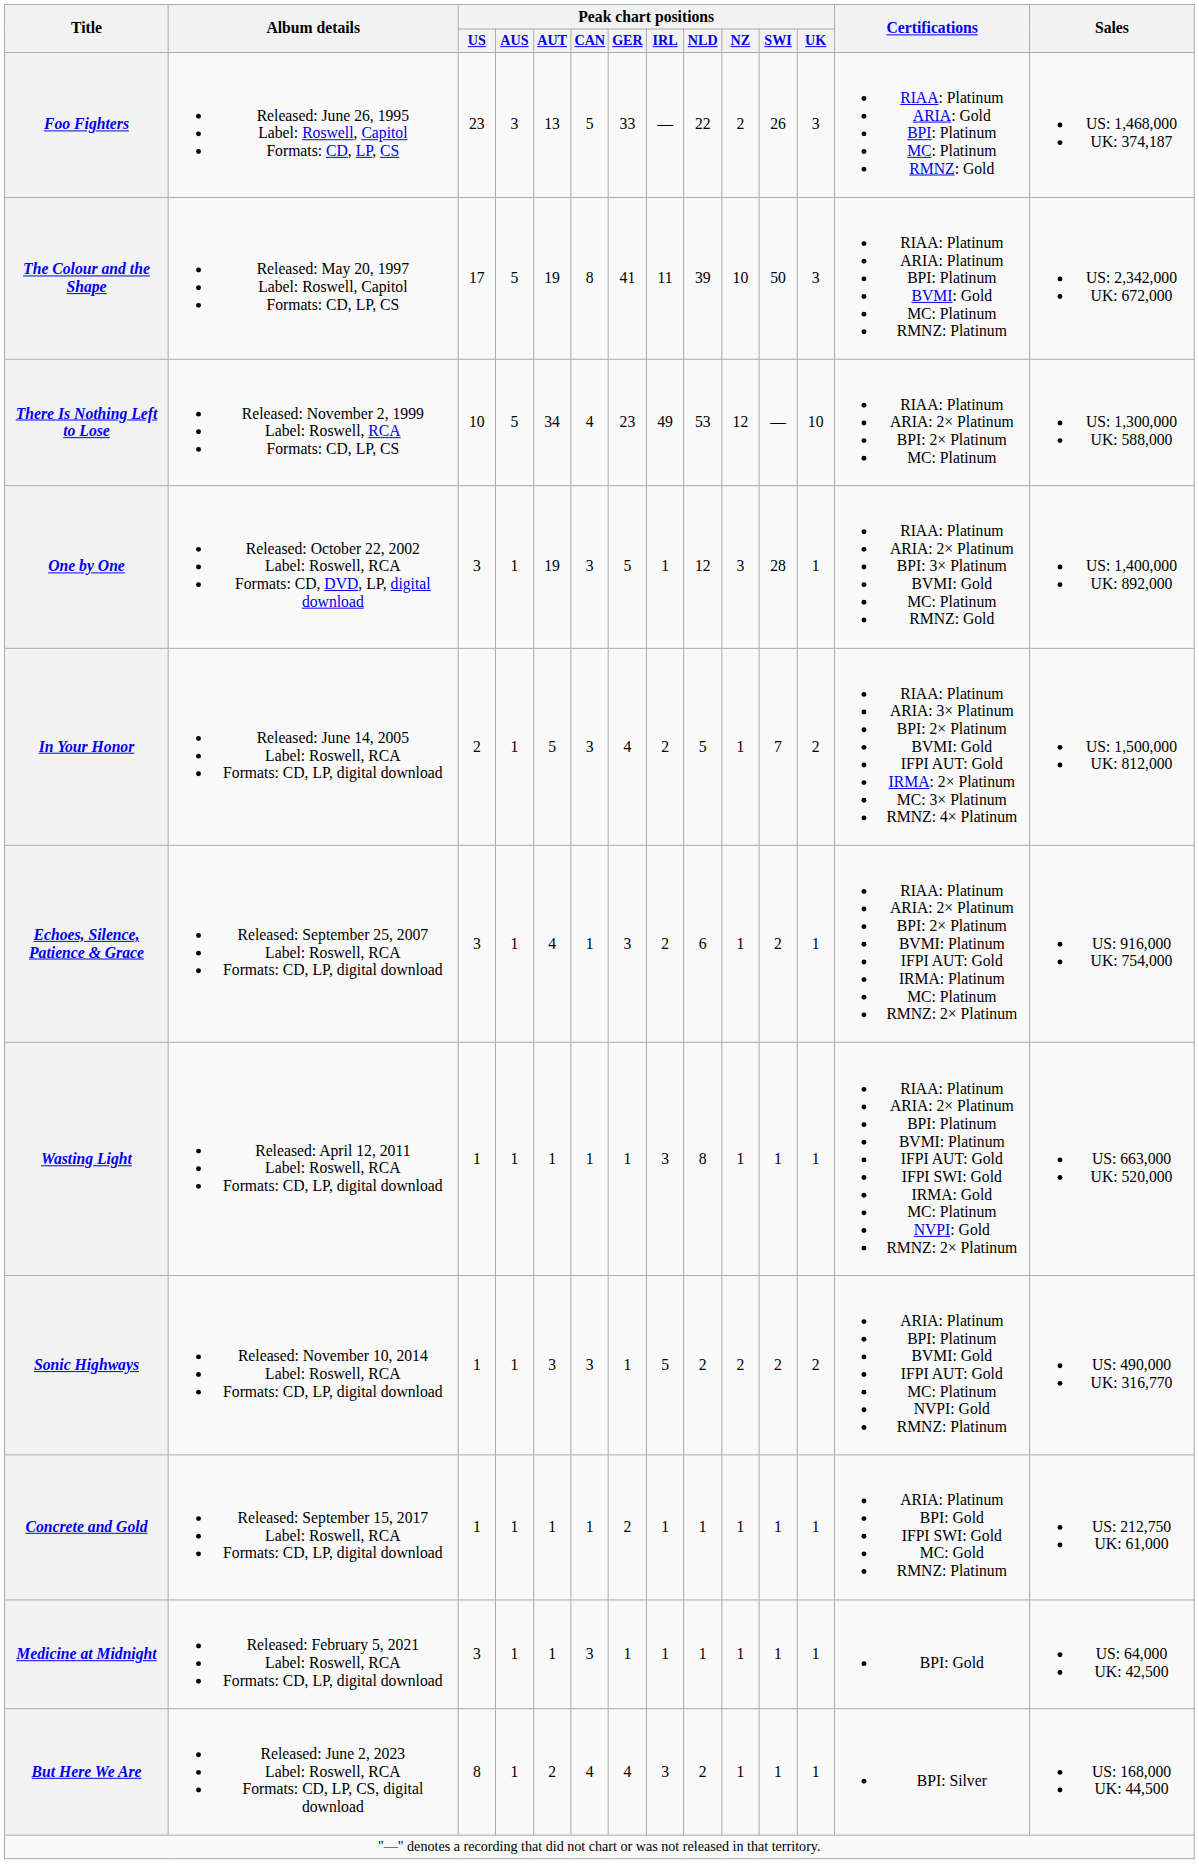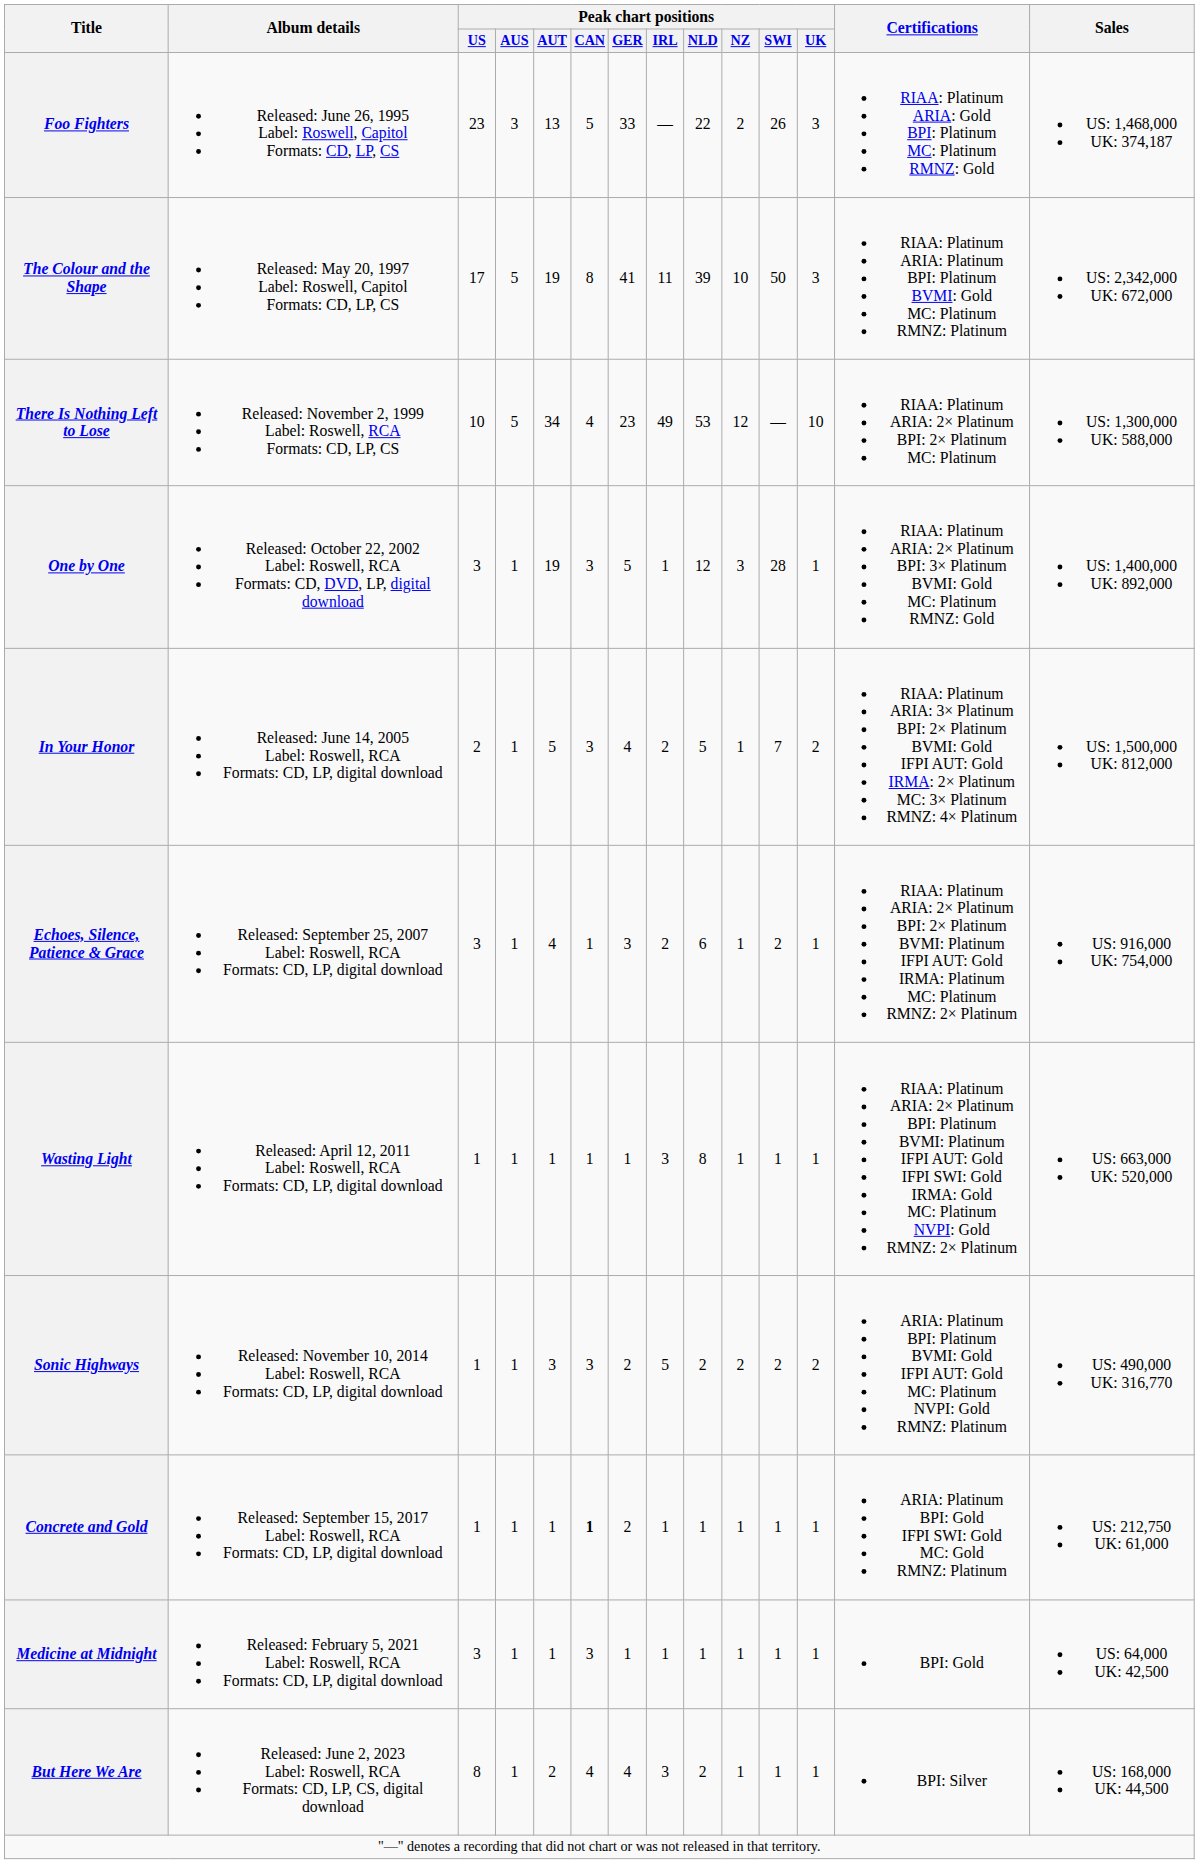(627, 1365) 1 -> (627, 1365) 2
(590, 1527) normal -> (590, 1527) bold
